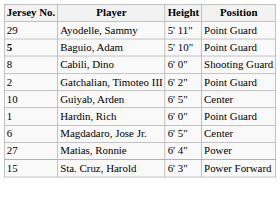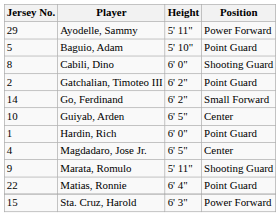(231, 30) Point Guard -> (238, 30) Power Forward
(10, 47) bold -> (10, 47) normal
+ row: (92, 99)
(10, 133) 6 -> (10, 151) 4
+ row: (96, 168)
(12, 151) 27 -> (12, 185) 22
(218, 151) Power -> (231, 185) Point Guard
